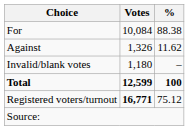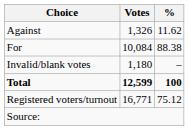rows swapped: (14, 30) <-> (24, 47)
(137, 99) bold -> (137, 99) normal
